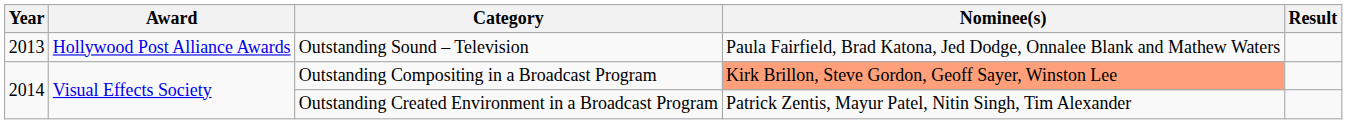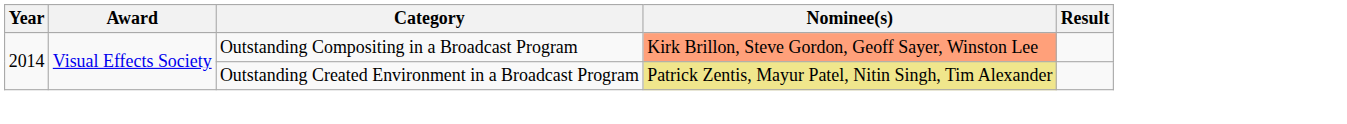- row: (414, 47)
(929, 103) no background -> (850, 75) khaki background
